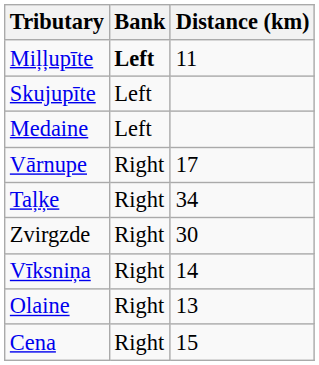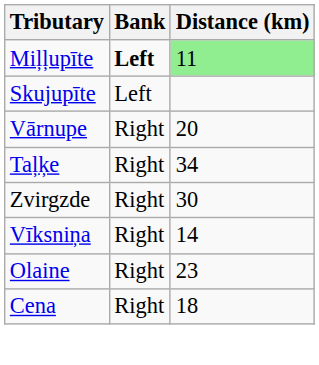(187, 57) no background -> (187, 57) lightgreen background
- row: (49, 128)
(187, 164) 17 -> (187, 128) 20
(187, 306) 13 -> (187, 270) 23
(187, 341) 15 -> (187, 306) 18
